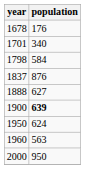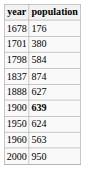(39, 44) 340 -> (39, 44) 380
(39, 76) 876 -> (39, 76) 874
